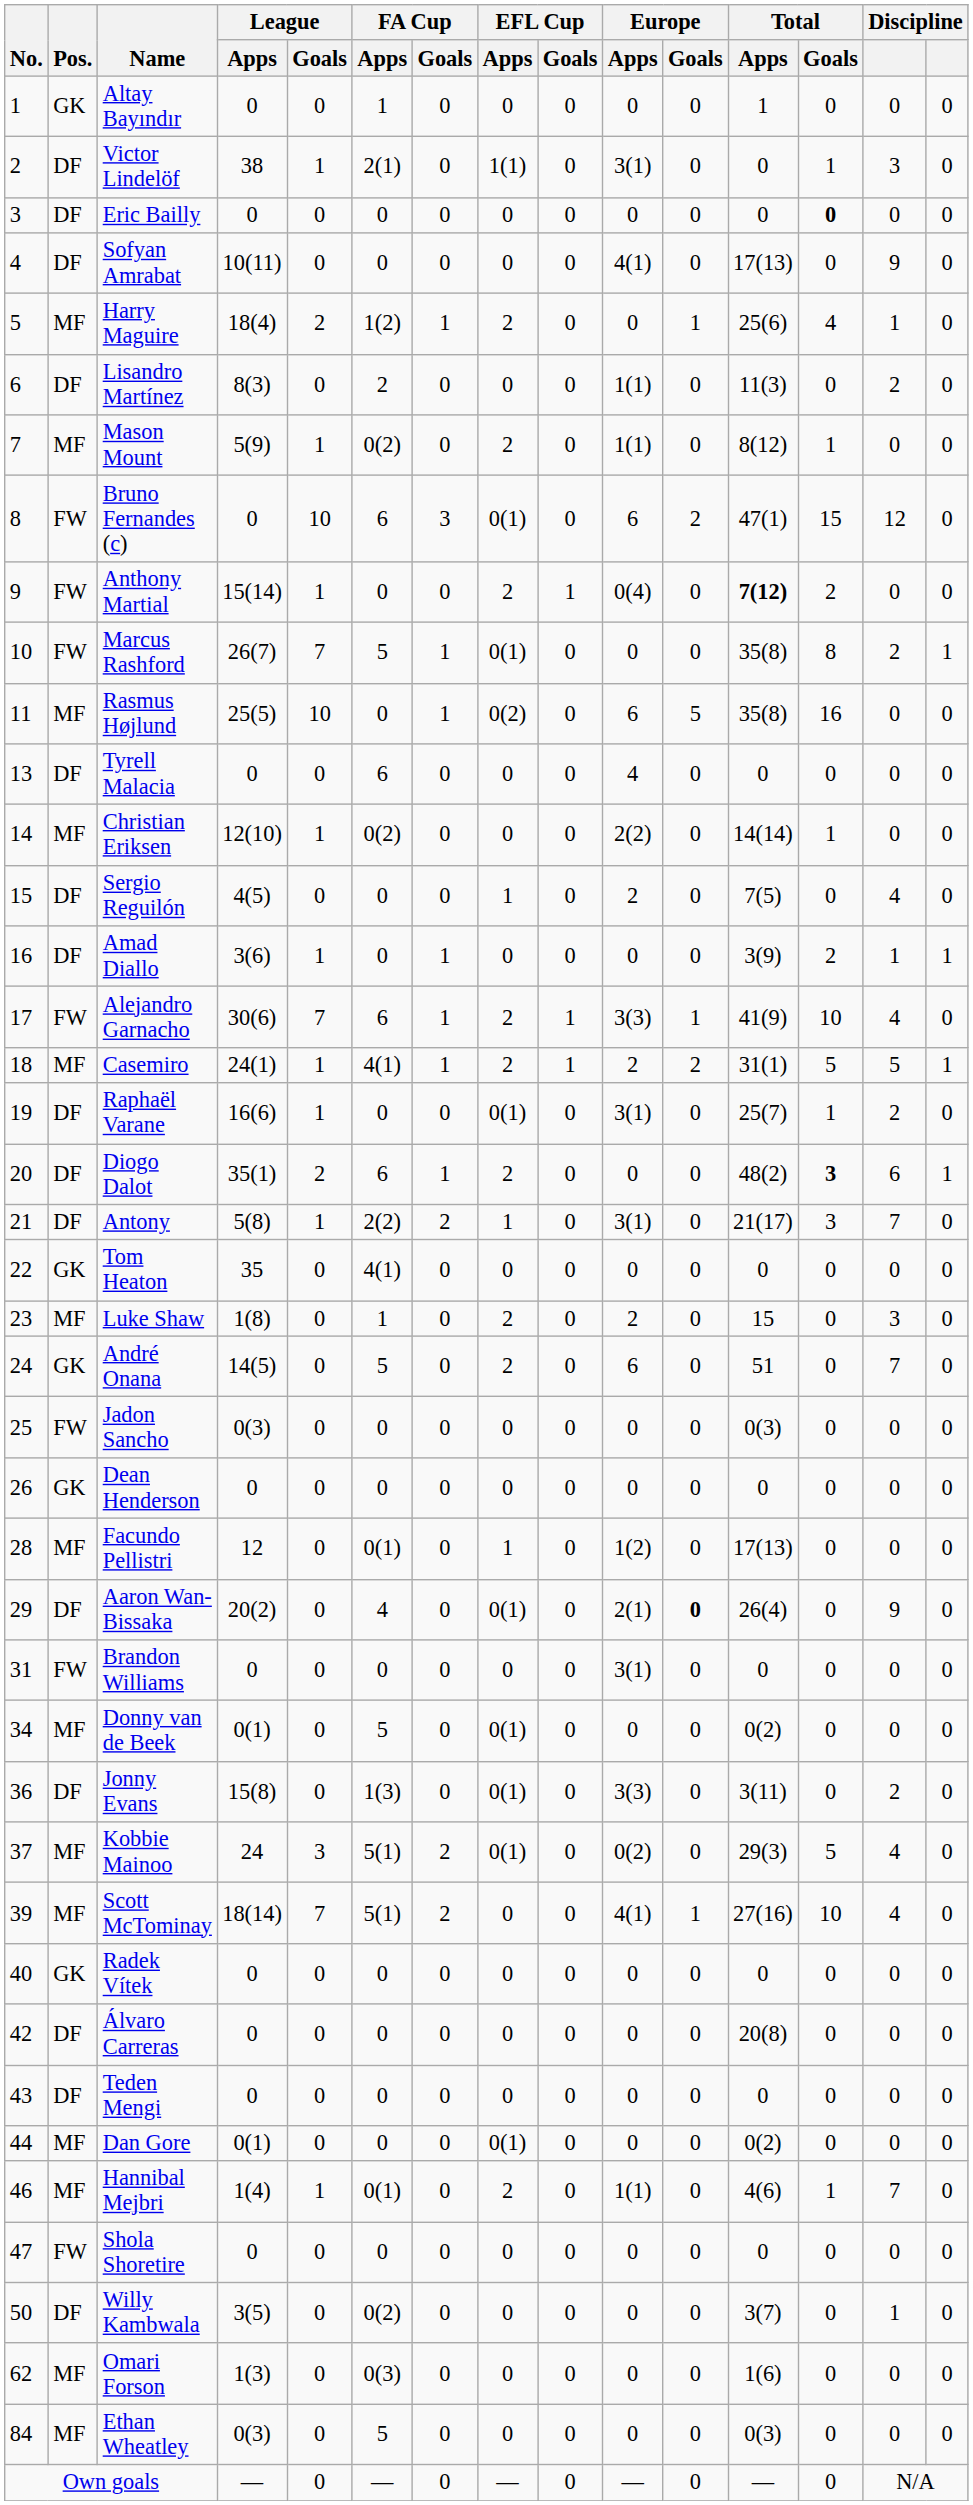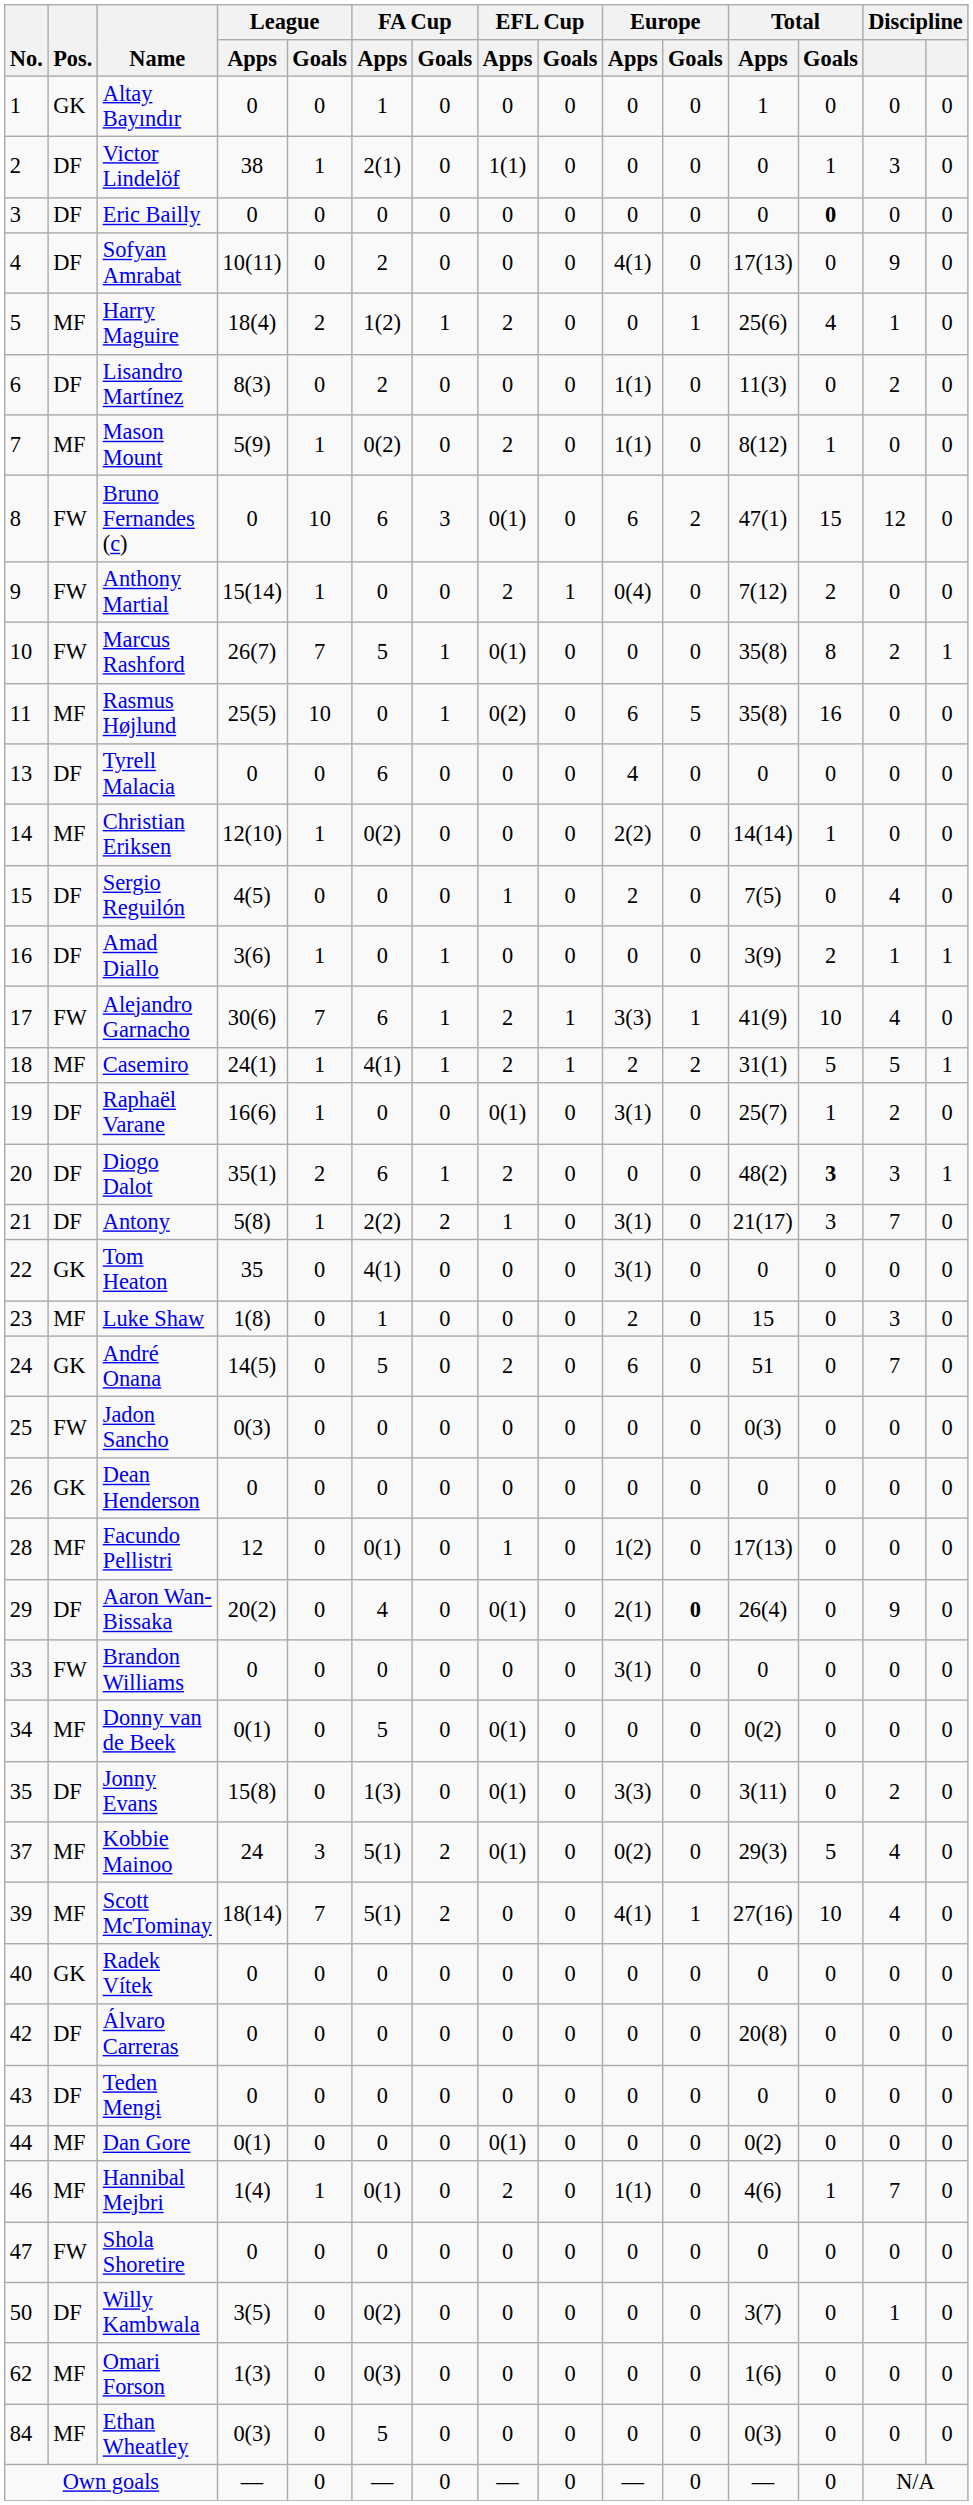(633, 166) 3(1) -> (633, 166) 0
(382, 262) 0 -> (382, 262) 2
(763, 591) bold -> (763, 591) normal
(895, 1173) 6 -> (895, 1173) 3
(633, 1270) 0 -> (633, 1270) 3(1)
(507, 1318) 2 -> (507, 1318) 0
(21, 1669) 31 -> (21, 1669) 33
(21, 1791) 36 -> (21, 1791) 35
